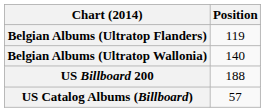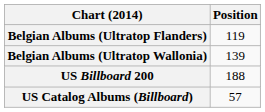(235, 55) 140 -> (235, 55) 139
